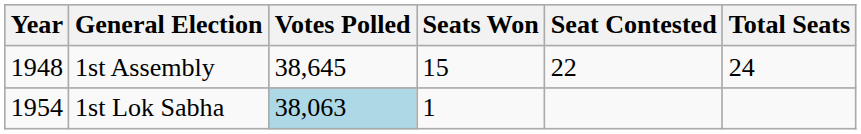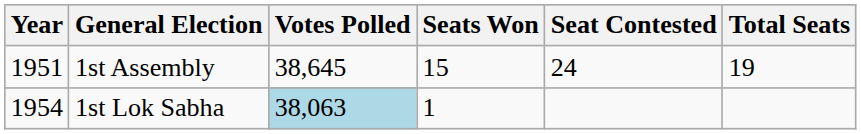(37, 66) 1948 -> (37, 66) 1951
(564, 66) 22 -> (564, 66) 24
(742, 66) 24 -> (742, 66) 19
